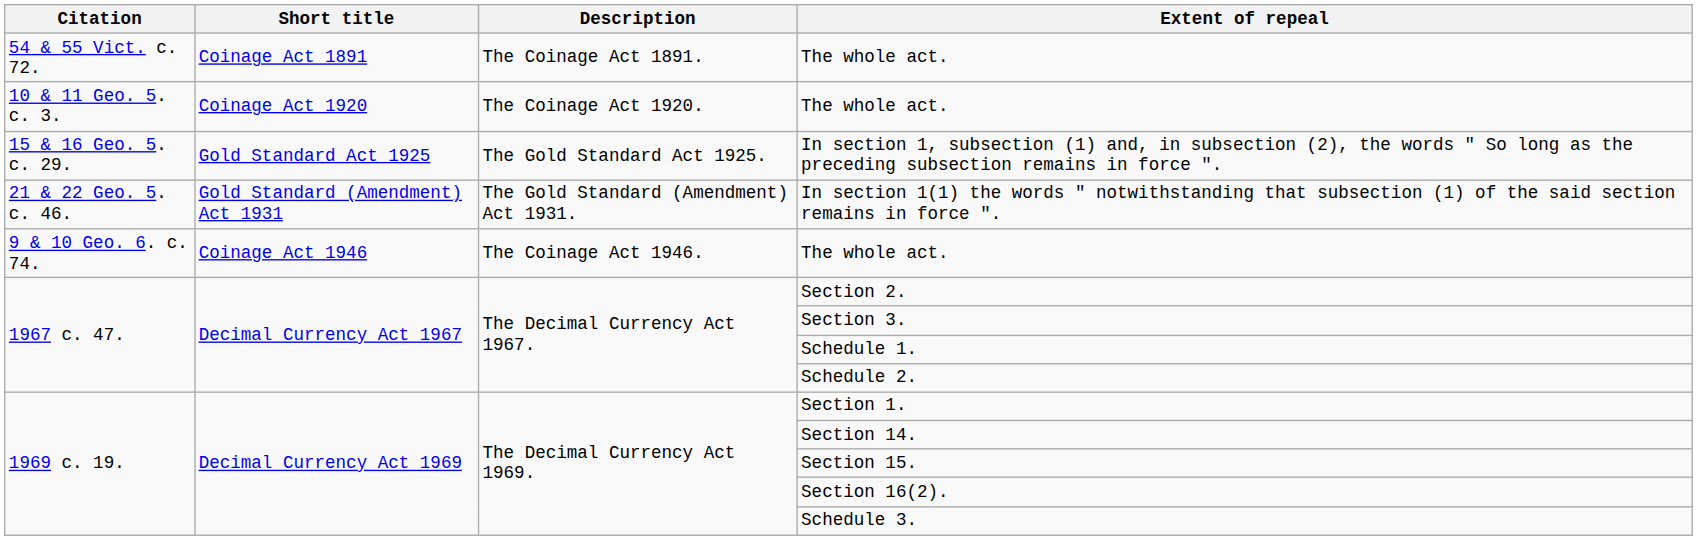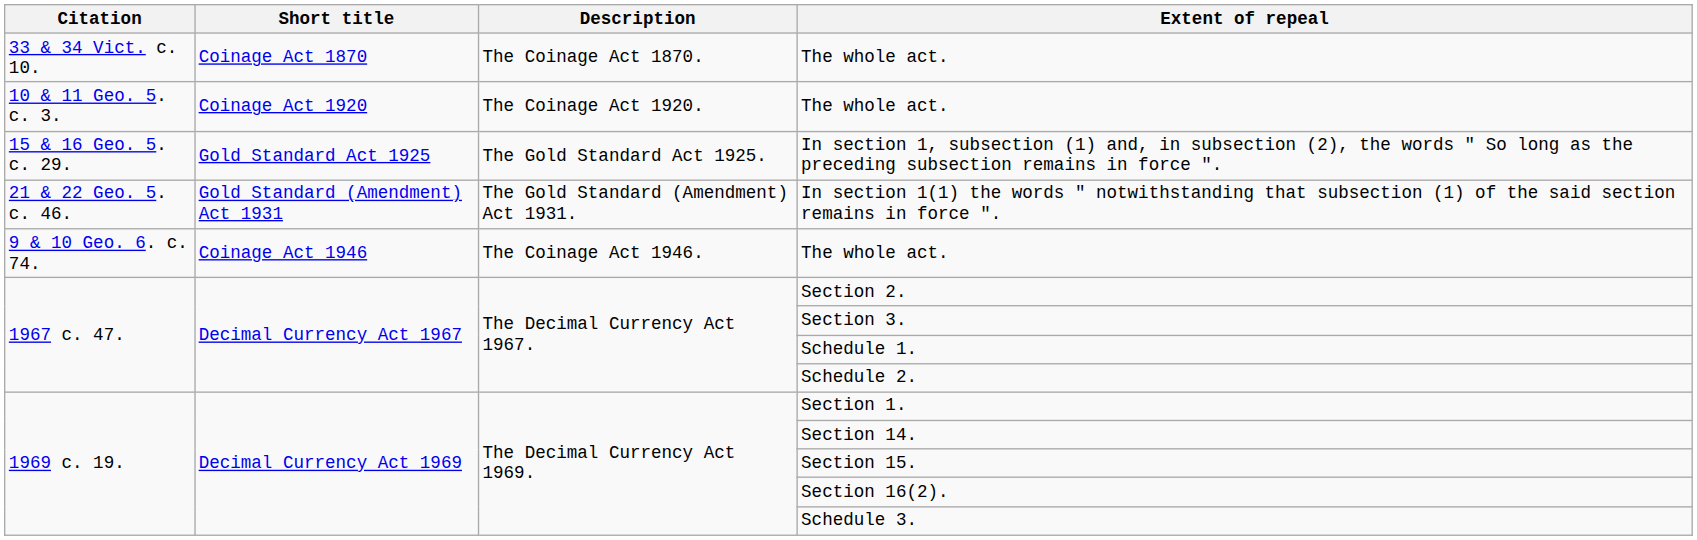+ row: (93, 58)
- row: (93, 58)
